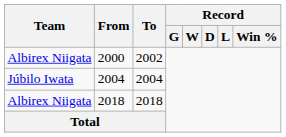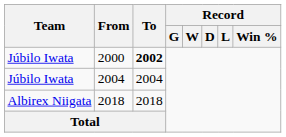(50, 57) Albirex Niigata -> (41, 57) Júbilo Iwata
(149, 57) normal -> (149, 57) bold
